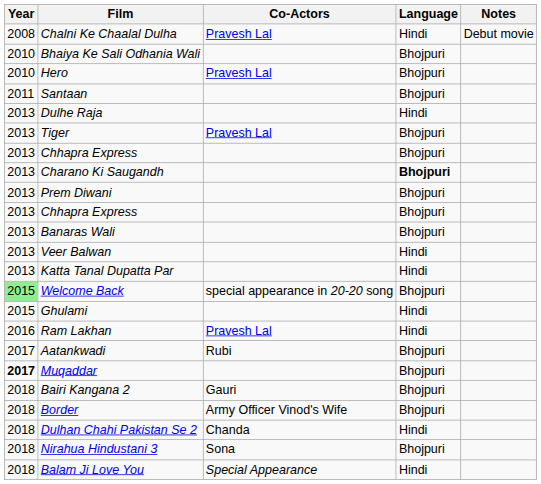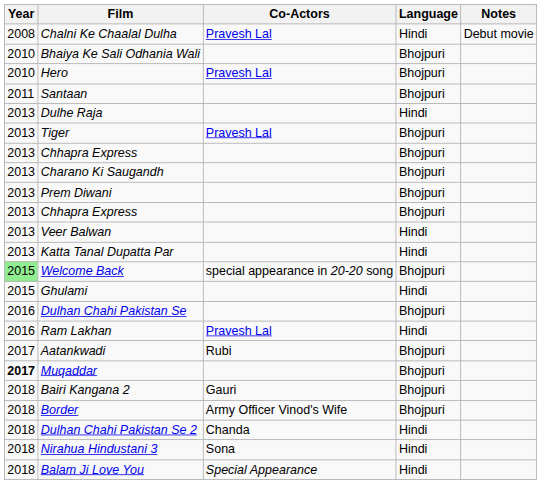(425, 172) bold -> (422, 172) normal
- row: (78, 232)
+ row: (114, 311)
(422, 449) Bhojpuri -> (413, 449) Hindi
